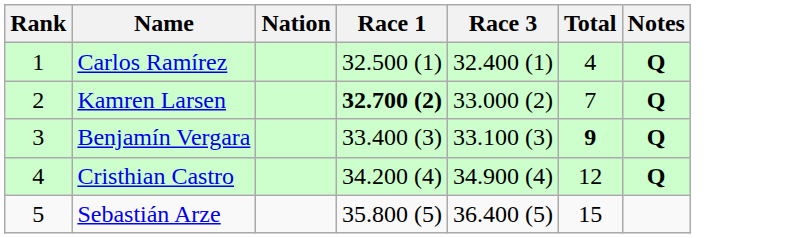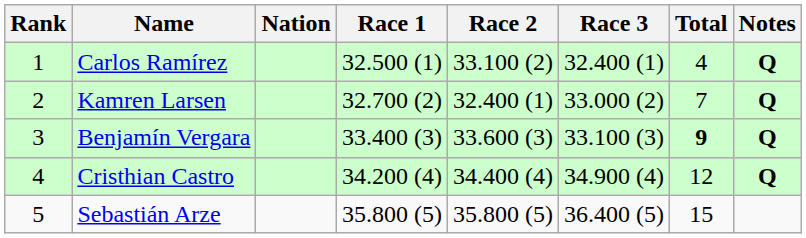+ column: (503, 23)
(392, 99) bold -> (392, 99) normal
